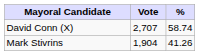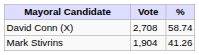(145, 27) 2,707 -> (145, 27) 2,708
